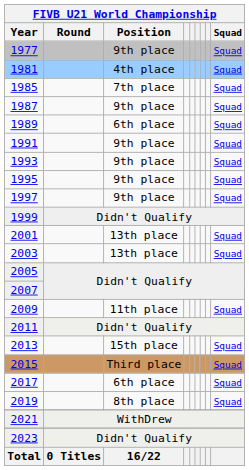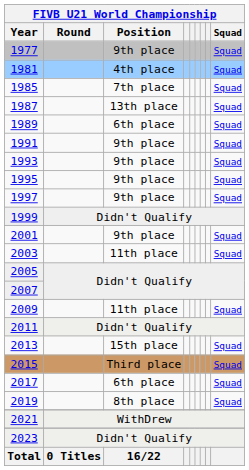(144, 106) 9th place -> (144, 106) 13th place
(144, 235) 13th place -> (144, 235) 9th place
(144, 253) 13th place -> (144, 253) 11th place
